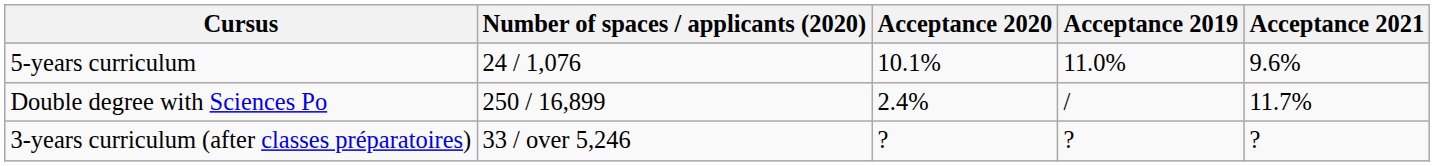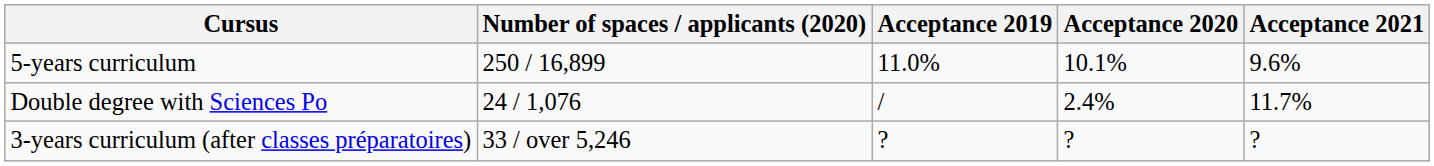columns swapped: (1151, 23) <-> (965, 23)
(532, 62) 24 / 1,076 -> (544, 62) 250 / 16,899
(544, 101) 250 / 16,899 -> (532, 101) 24 / 1,076
